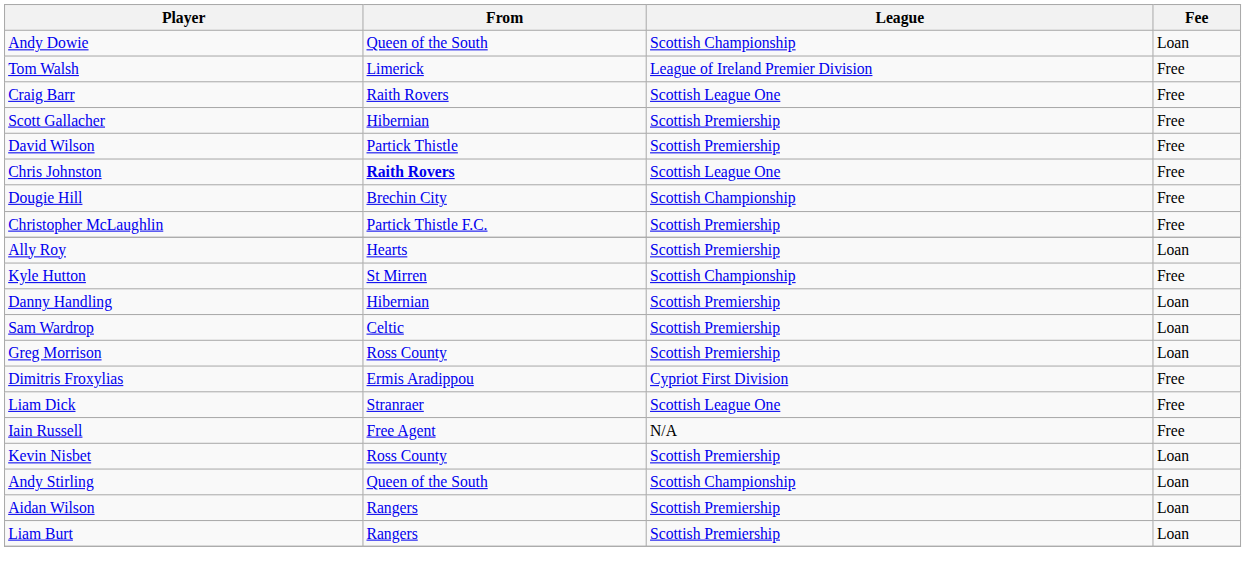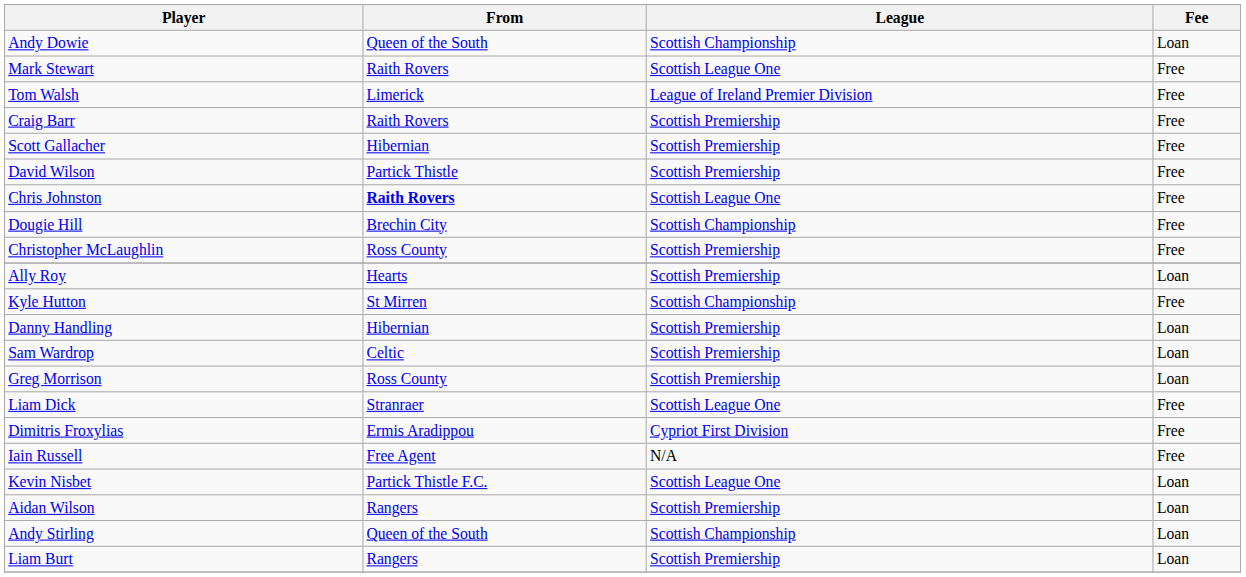+ row: (51, 69)
(715, 95) Scottish League One -> (715, 120) Scottish Premiership
(427, 224) Partick Thistle F.C. -> (407, 249) Ross County
rows swapped: (66, 378) <-> (42, 404)
(407, 456) Ross County -> (427, 482) Partick Thistle F.C.
(715, 456) Scottish Premiership -> (715, 482) Scottish League One
rows swapped: (51, 482) <-> (51, 508)
